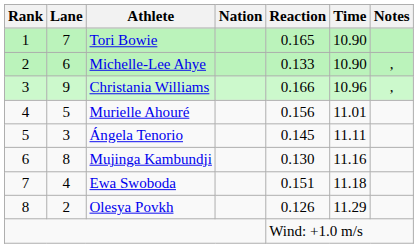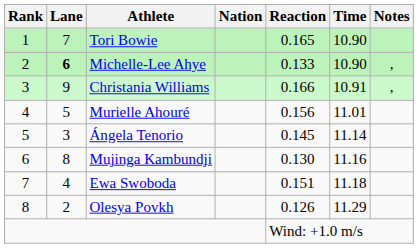(66, 64) normal -> (66, 64) bold
(350, 87) 10.96 -> (350, 87) 10.91
(350, 135) 11.11 -> (350, 135) 11.14
